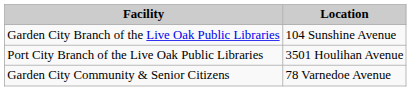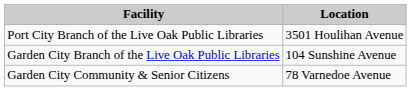rows swapped: (143, 34) <-> (135, 55)
